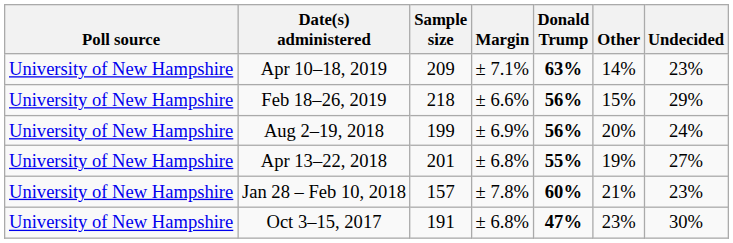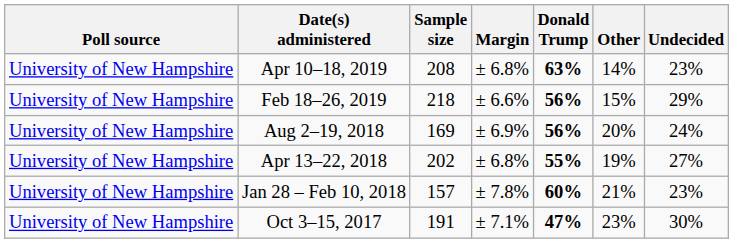(441, 69) 209 -> (441, 69) 208
(502, 69) ± 7.1% -> (502, 69) ± 6.8%
(441, 130) 199 -> (441, 130) 169
(441, 161) 201 -> (441, 161) 202
(502, 222) ± 6.8% -> (502, 222) ± 7.1%
